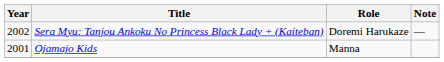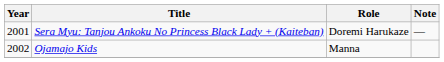(18, 31) 2002 -> (18, 31) 2001
(18, 48) 2001 -> (18, 48) 2002
